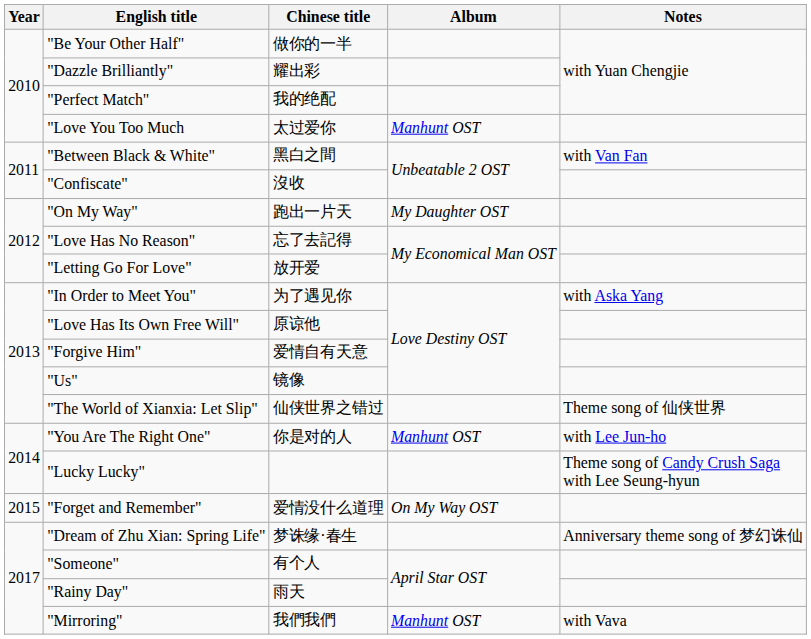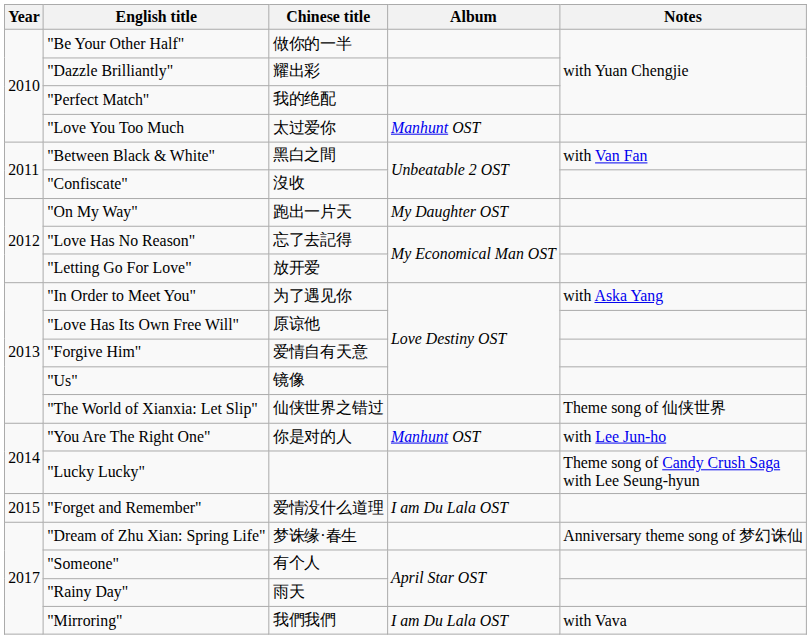(444, 507) On My Way OST -> (449, 507) I am Du Lala OST
(436, 620) Manhunt OST -> (449, 620) I am Du Lala OST
